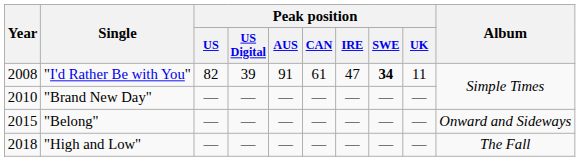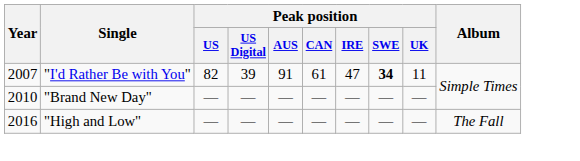(23, 74) 2008 -> (23, 74) 2007
- row: (71, 121)
(23, 144) 2018 -> (23, 121) 2016
